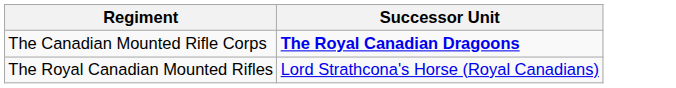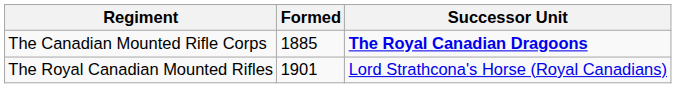+ column: (311, 17)
